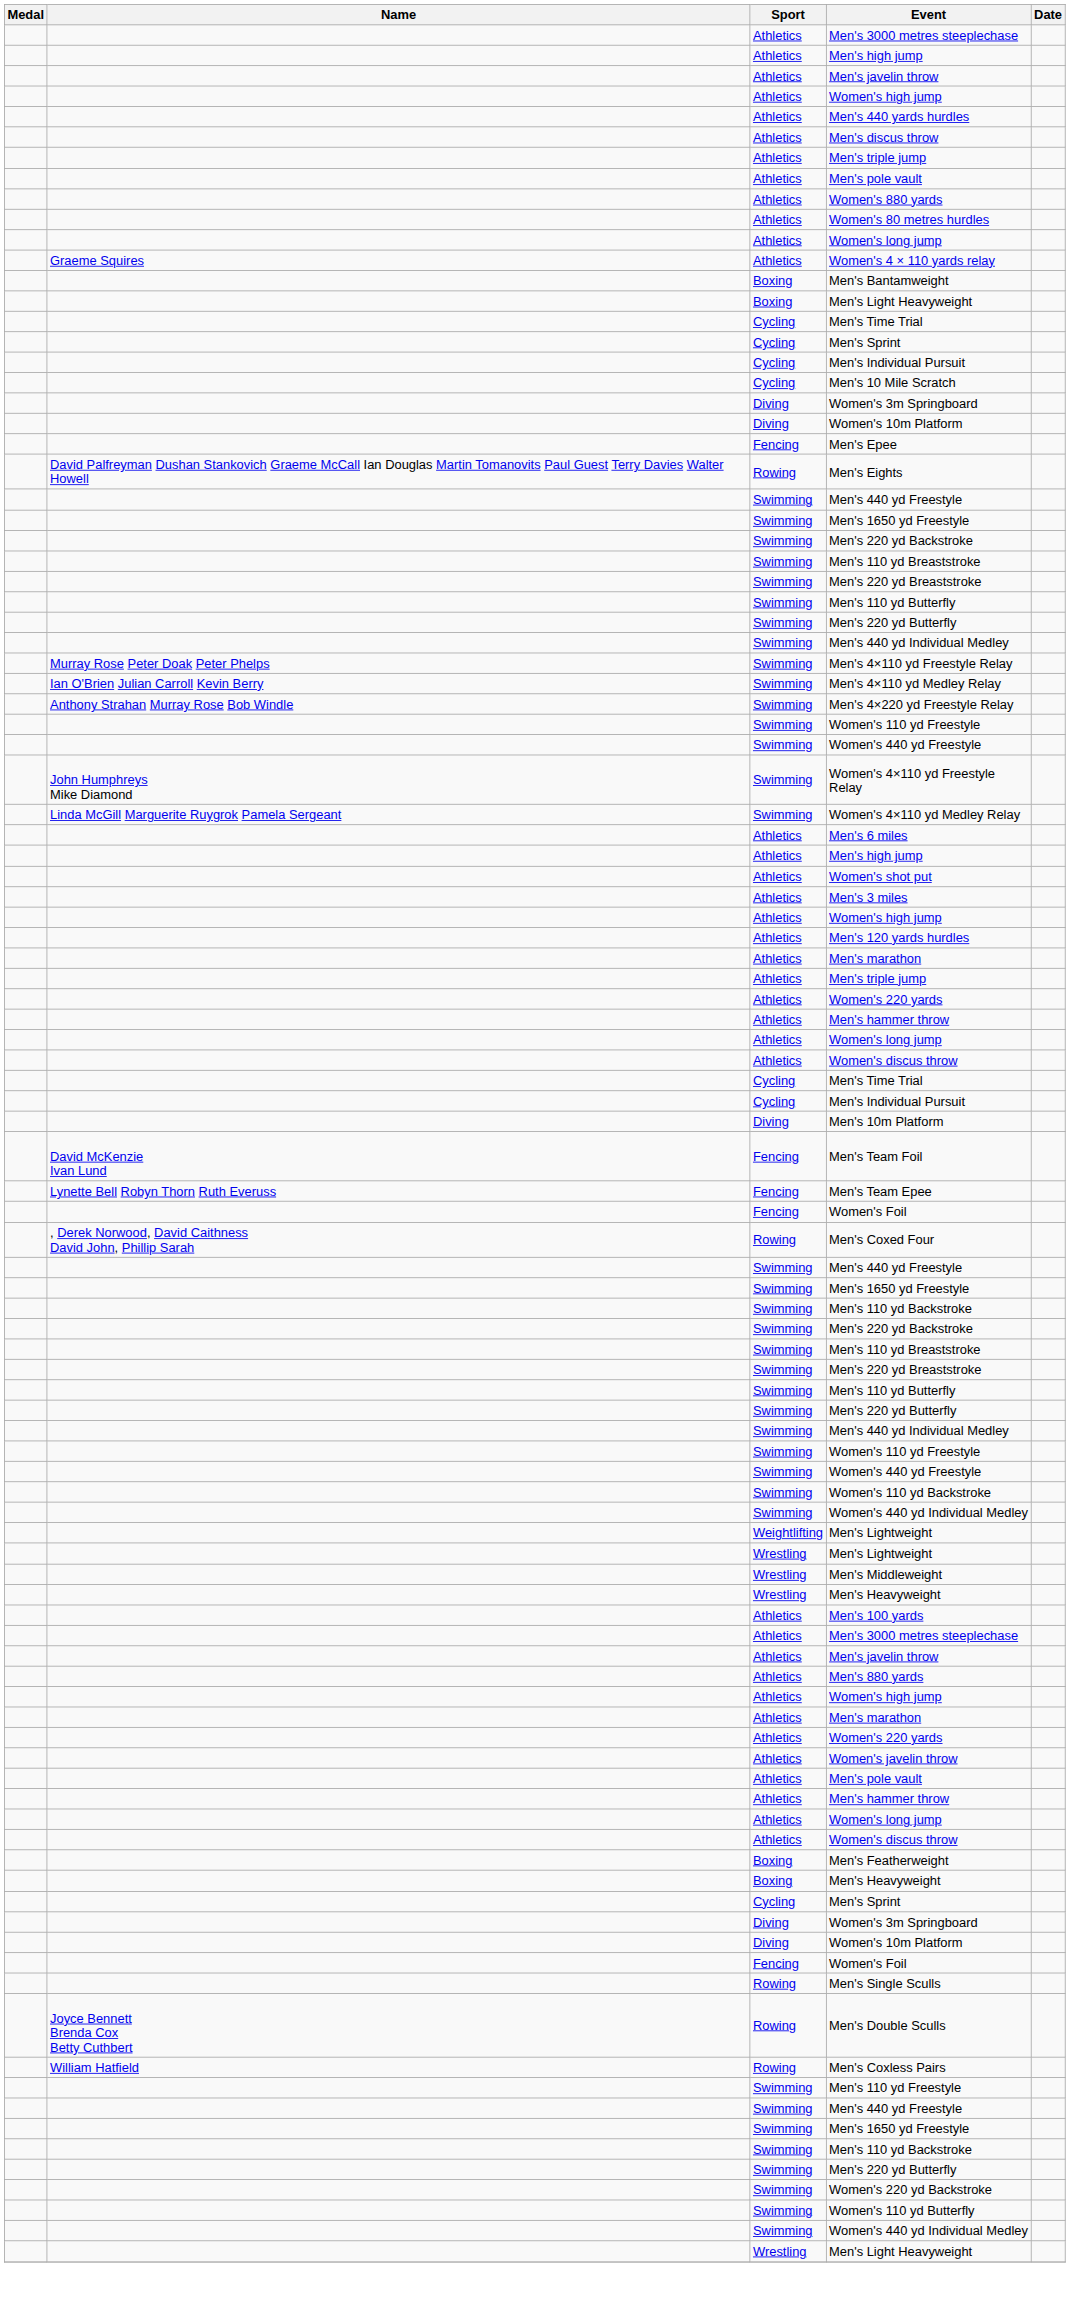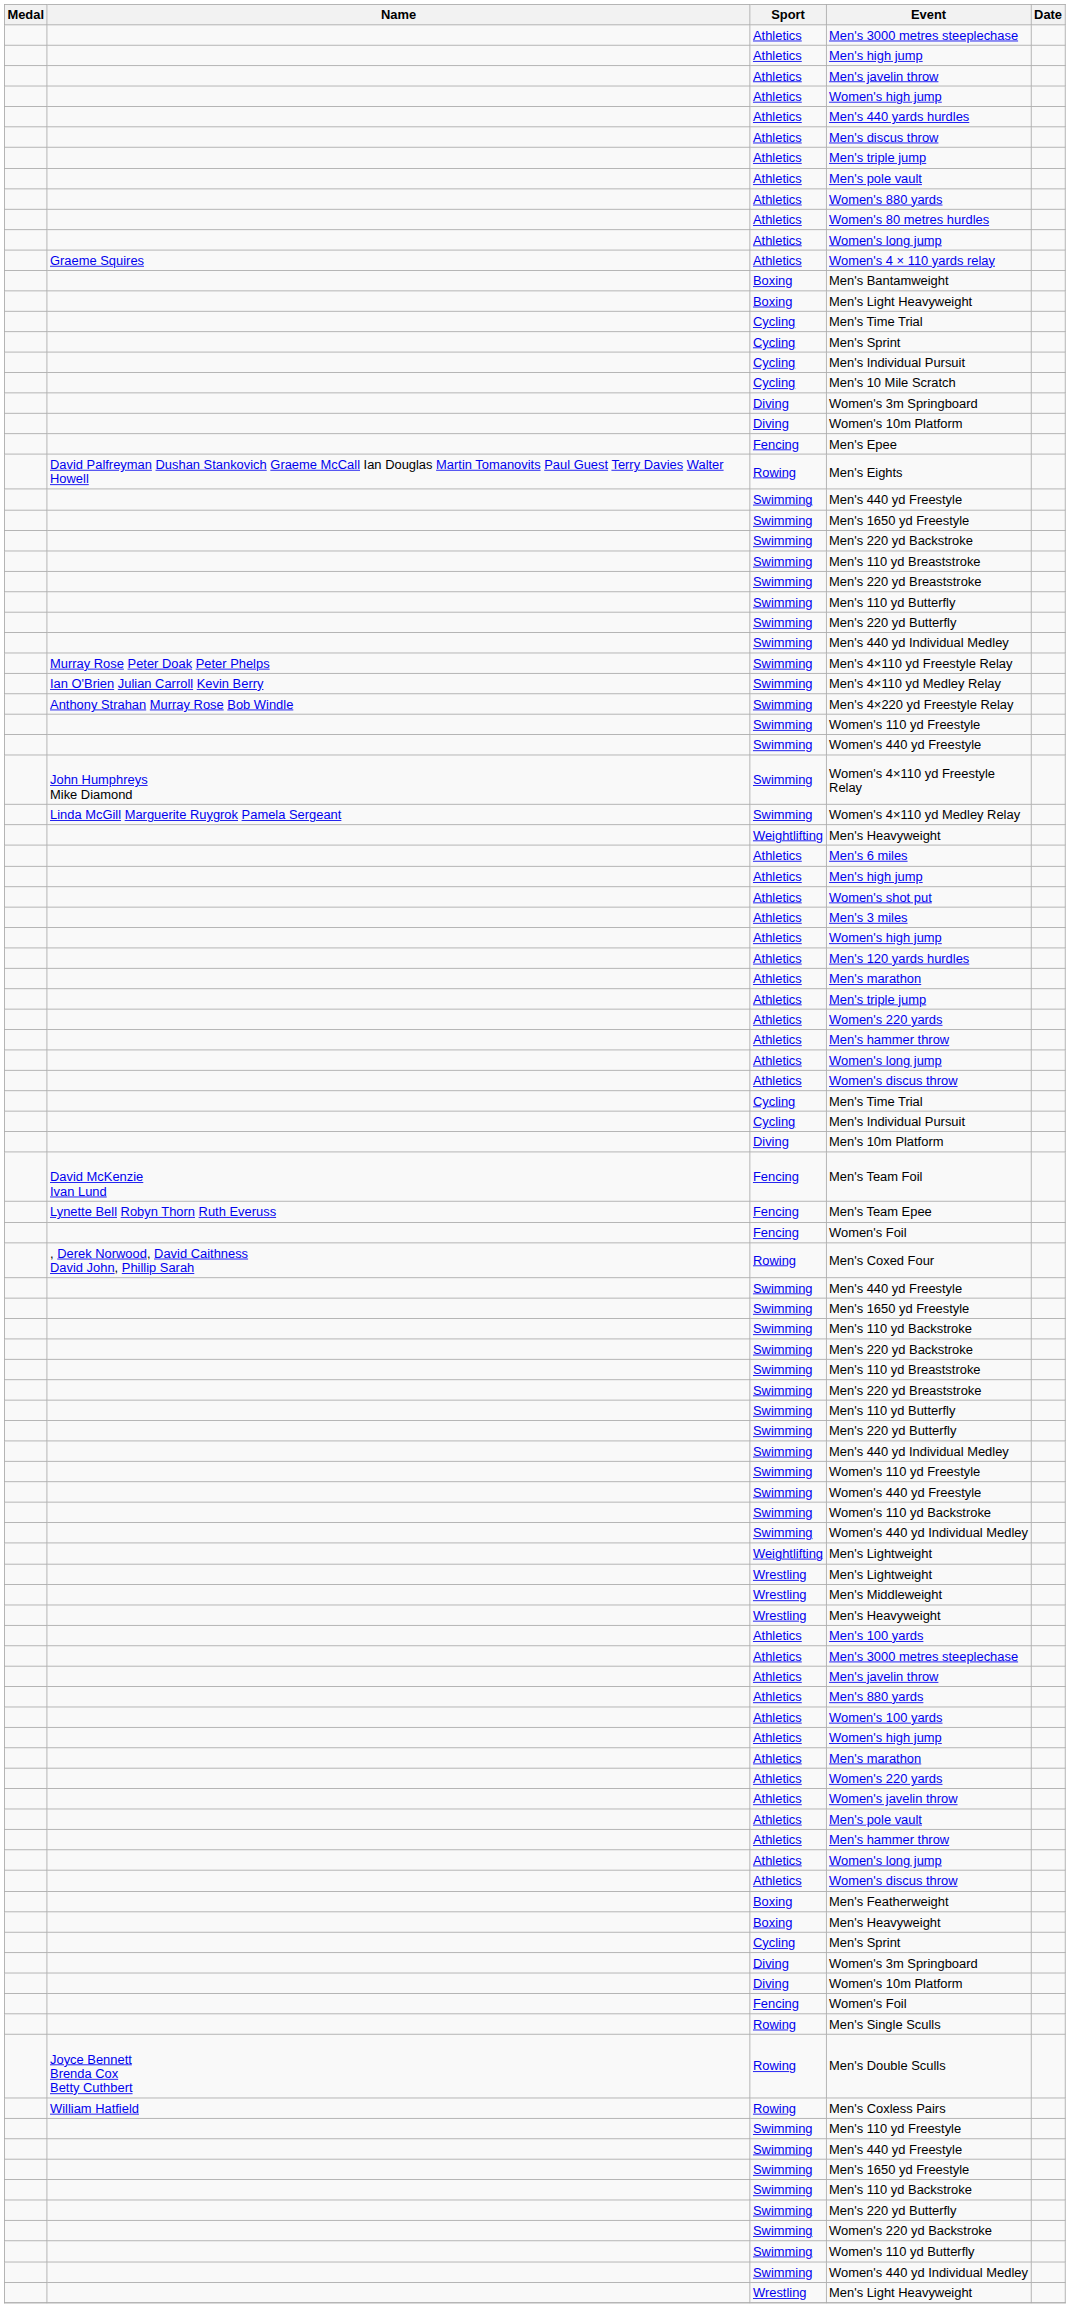+ row: (788, 835)
+ row: (777, 1717)
